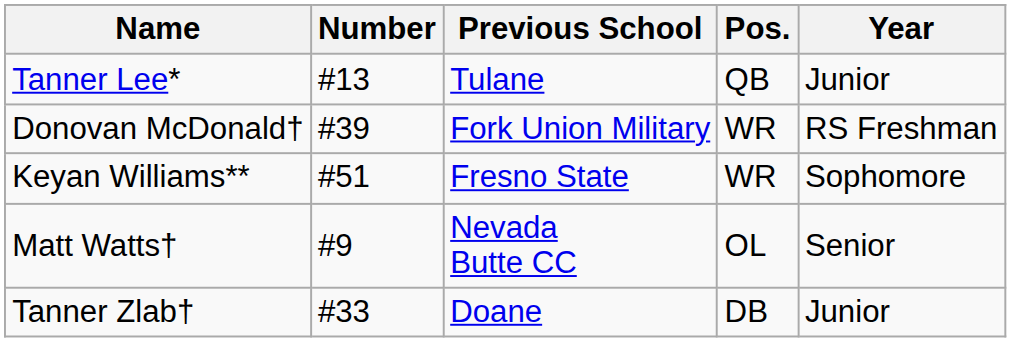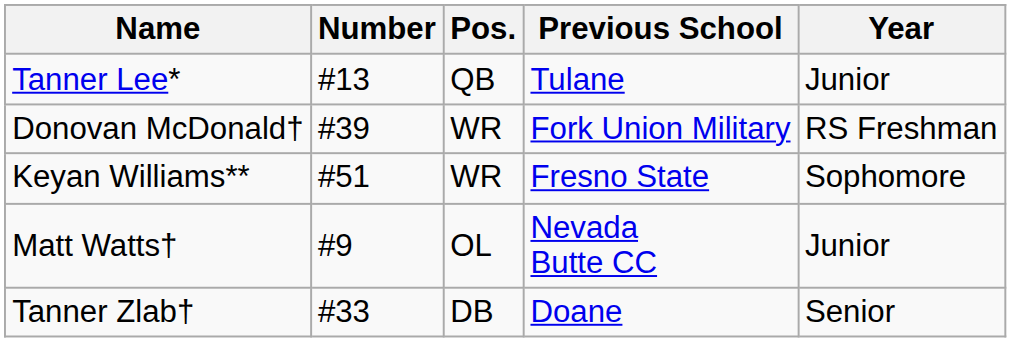columns swapped: (758, 29) <-> (580, 29)
(850, 244) Senior -> (847, 244) Junior
(847, 311) Junior -> (850, 311) Senior
